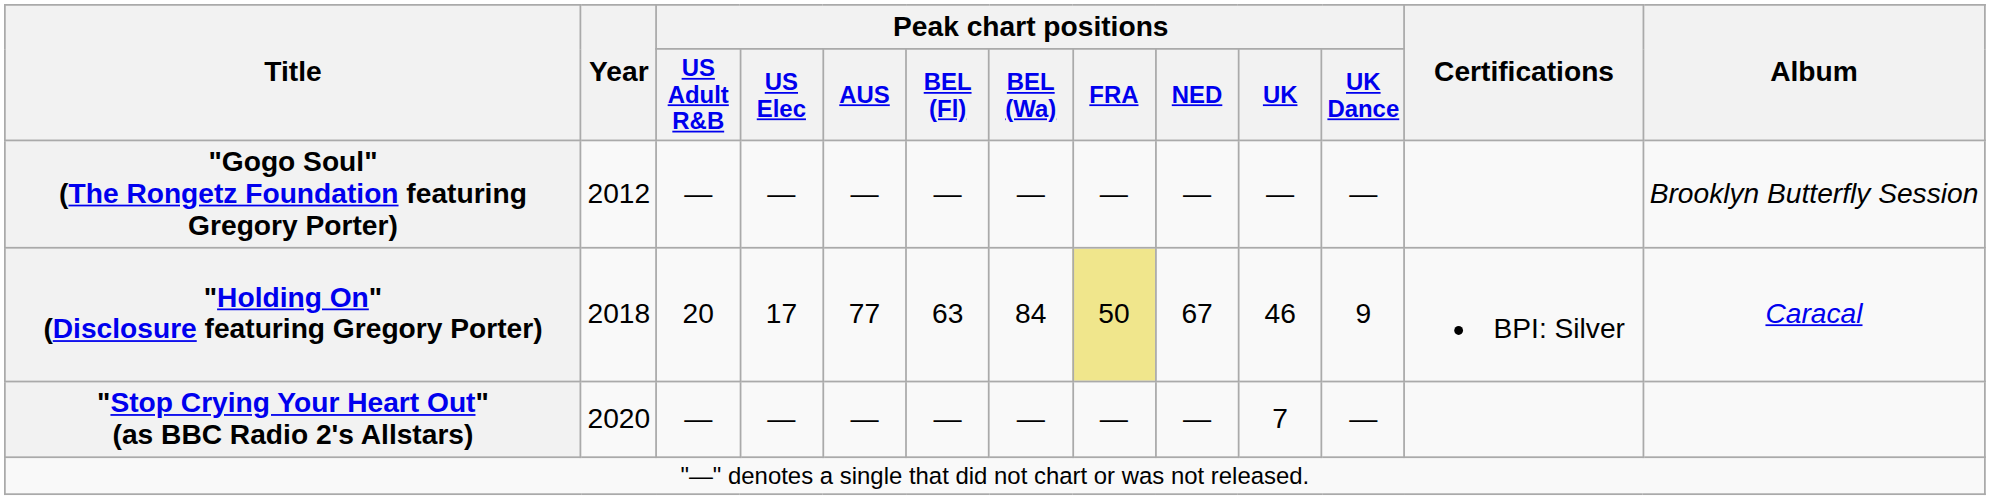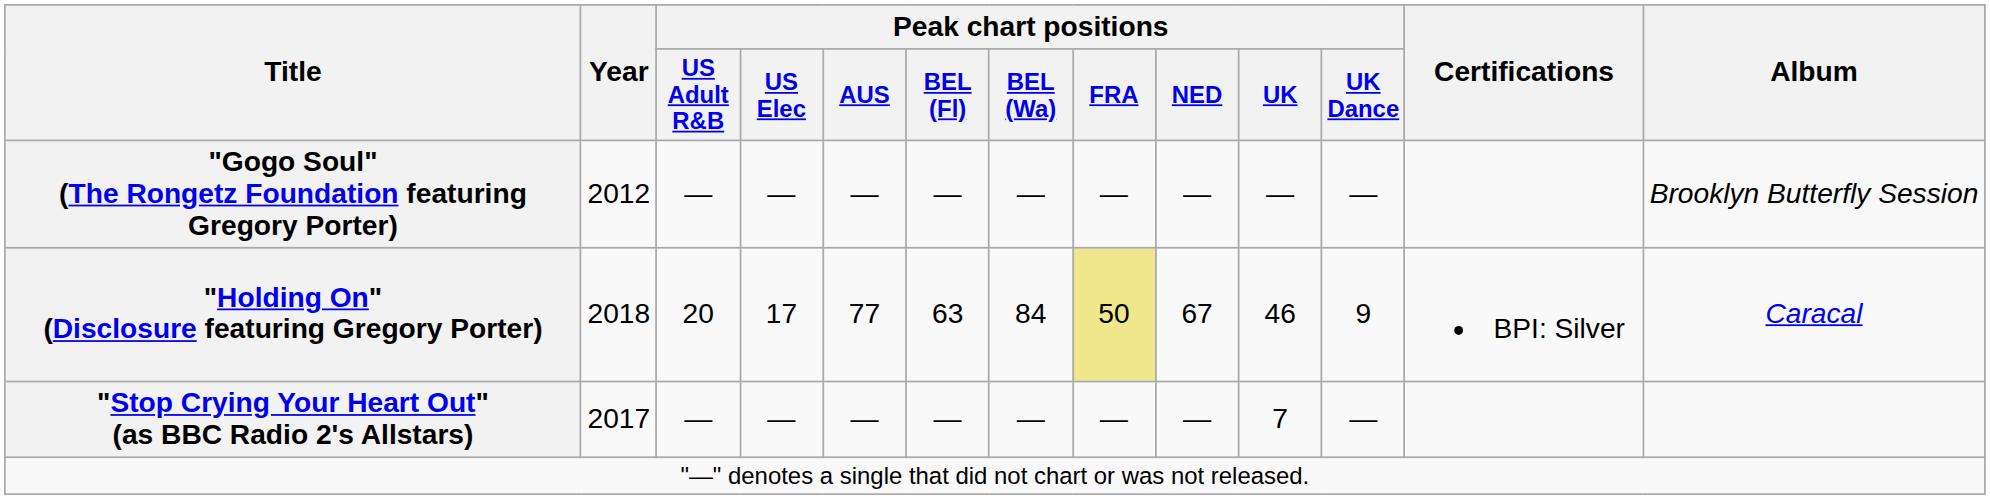(619, 418) 2020 -> (619, 418) 2017
